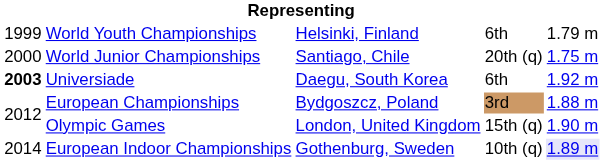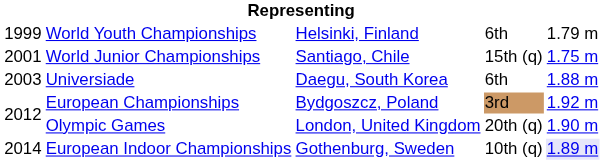(23, 56) 2000 -> (23, 56) 2001
(514, 56) 20th (q) -> (514, 56) 15th (q)
(23, 79) bold -> (23, 79) normal
(572, 79) 1.92 m -> (572, 79) 1.88 m
(572, 102) 1.88 m -> (572, 102) 1.92 m
(514, 126) 15th (q) -> (514, 126) 20th (q)
